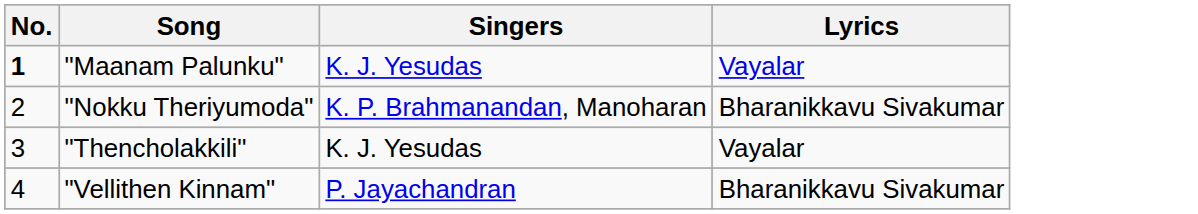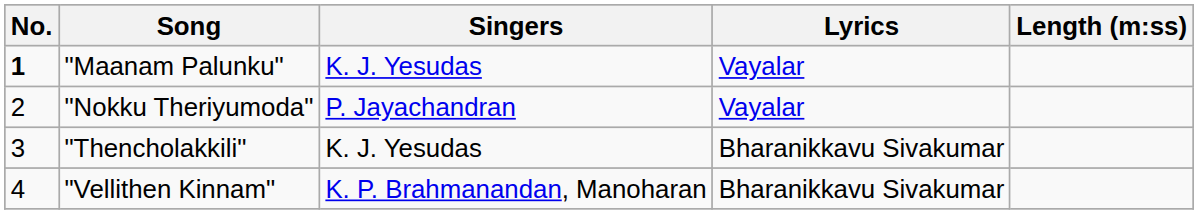+ column: (1102, 25)
(516, 107) K. P. Brahmanandan, Manoharan -> (421, 107) P. Jayachandran
(862, 107) Bharanikkavu Sivakumar -> (762, 107) Vayalar
(762, 148) Vayalar -> (862, 148) Bharanikkavu Sivakumar
(421, 189) P. Jayachandran -> (516, 189) K. P. Brahmanandan, Manoharan
